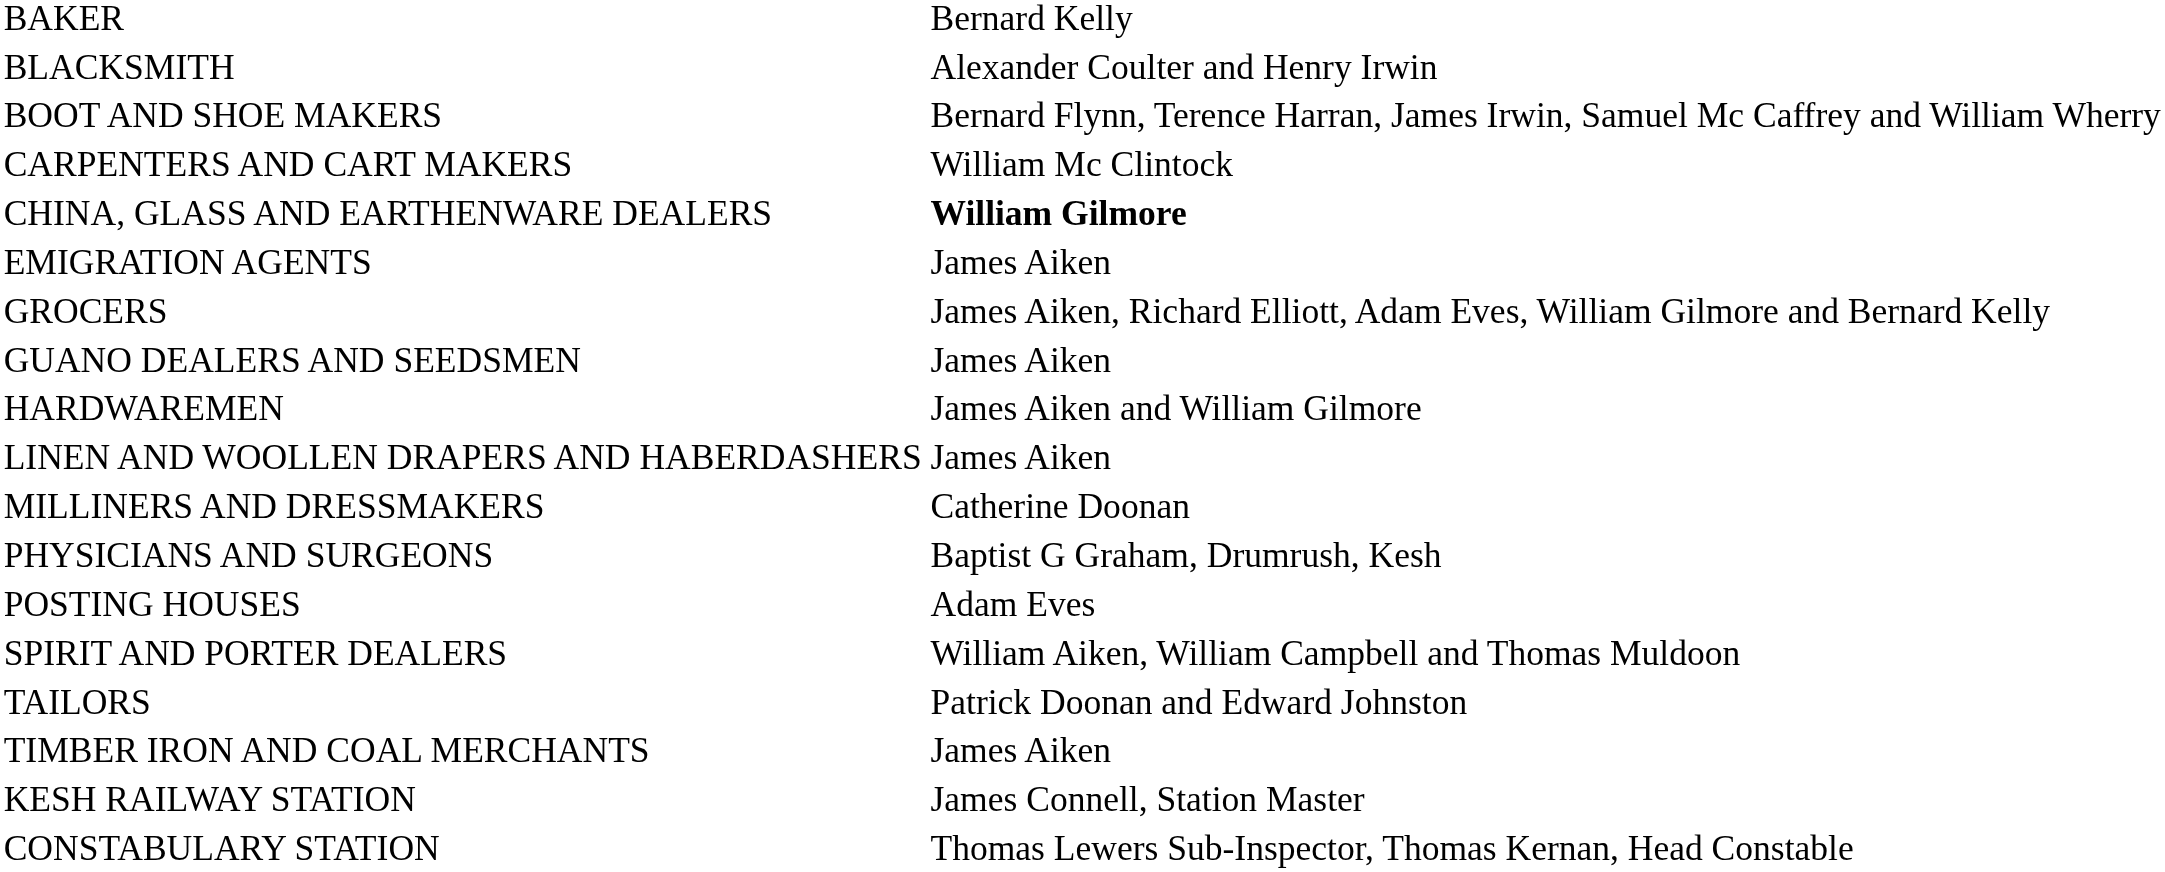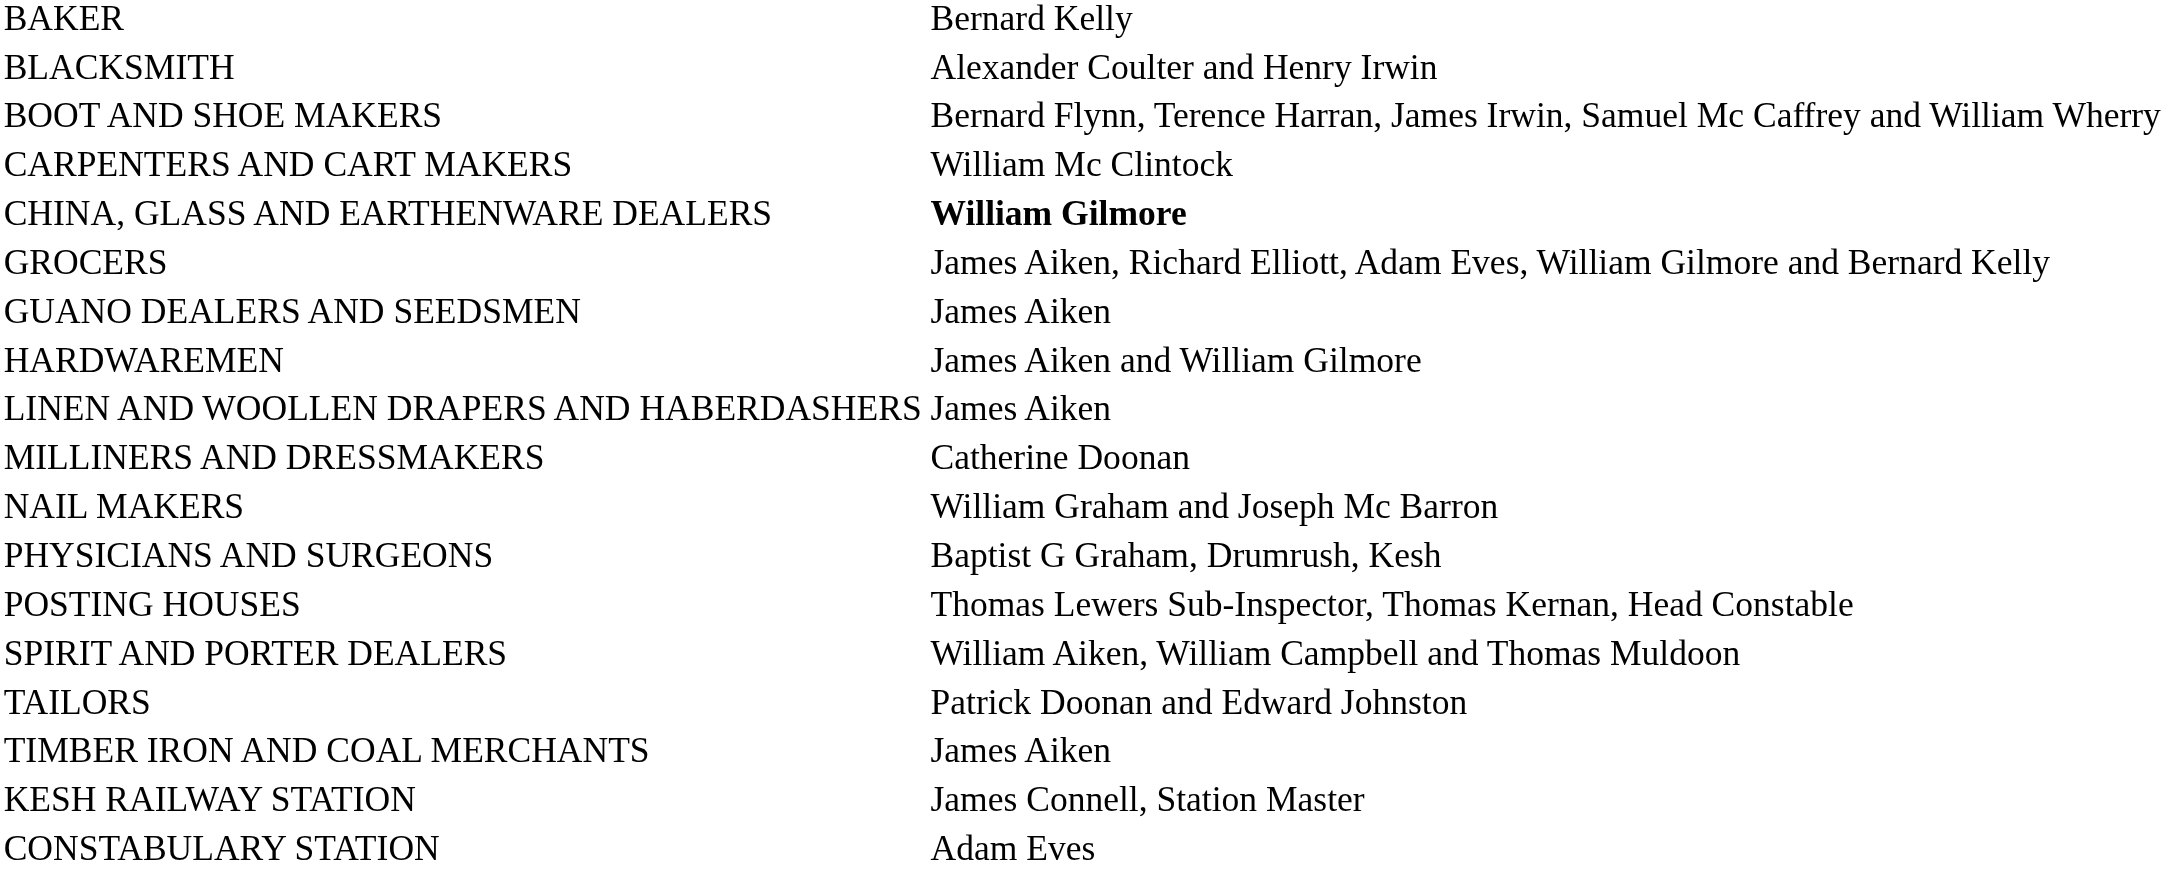- row: (188, 262)
+ row: (124, 506)
(1013, 604) Adam Eves -> (1392, 604) Thomas Lewers Sub-Inspector, Thomas Kernan, Head Constable
(1392, 848) Thomas Lewers Sub-Inspector, Thomas Kernan, Head Constable -> (1013, 848) Adam Eves
